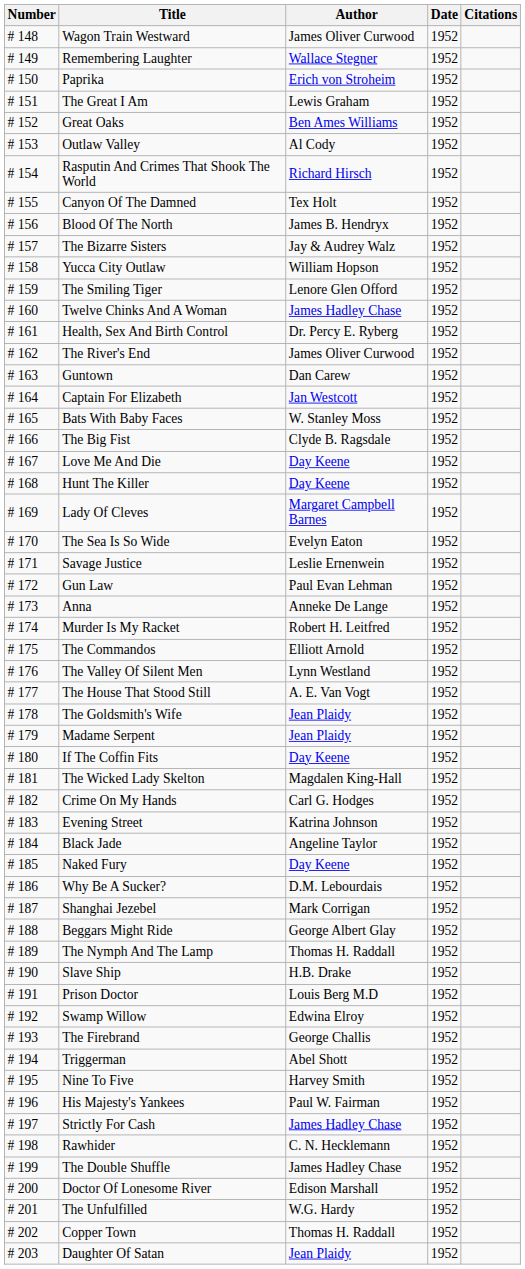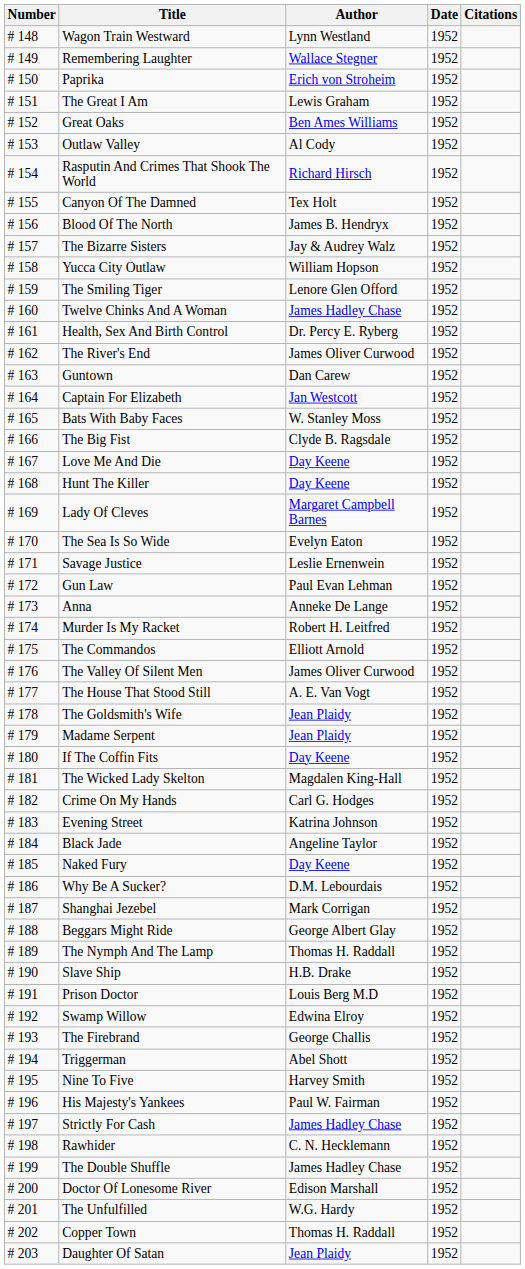(352, 36) James Oliver Curwood -> (330, 36) Lynn Westland
(330, 671) Lynn Westland -> (352, 671) James Oliver Curwood
